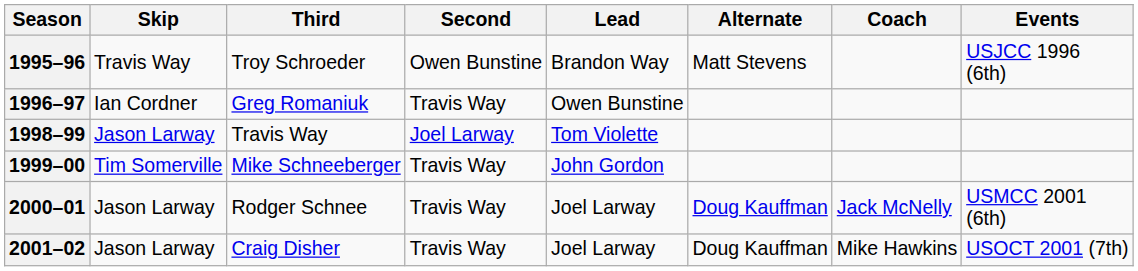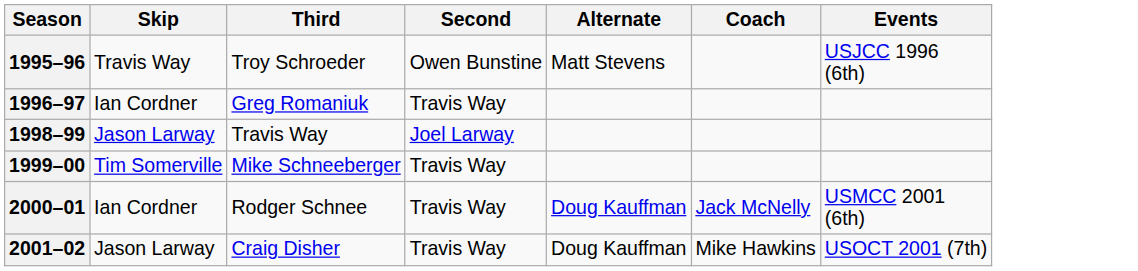- column: (617, 19)
(154, 207) Jason Larway -> (146, 207) Ian Cordner
